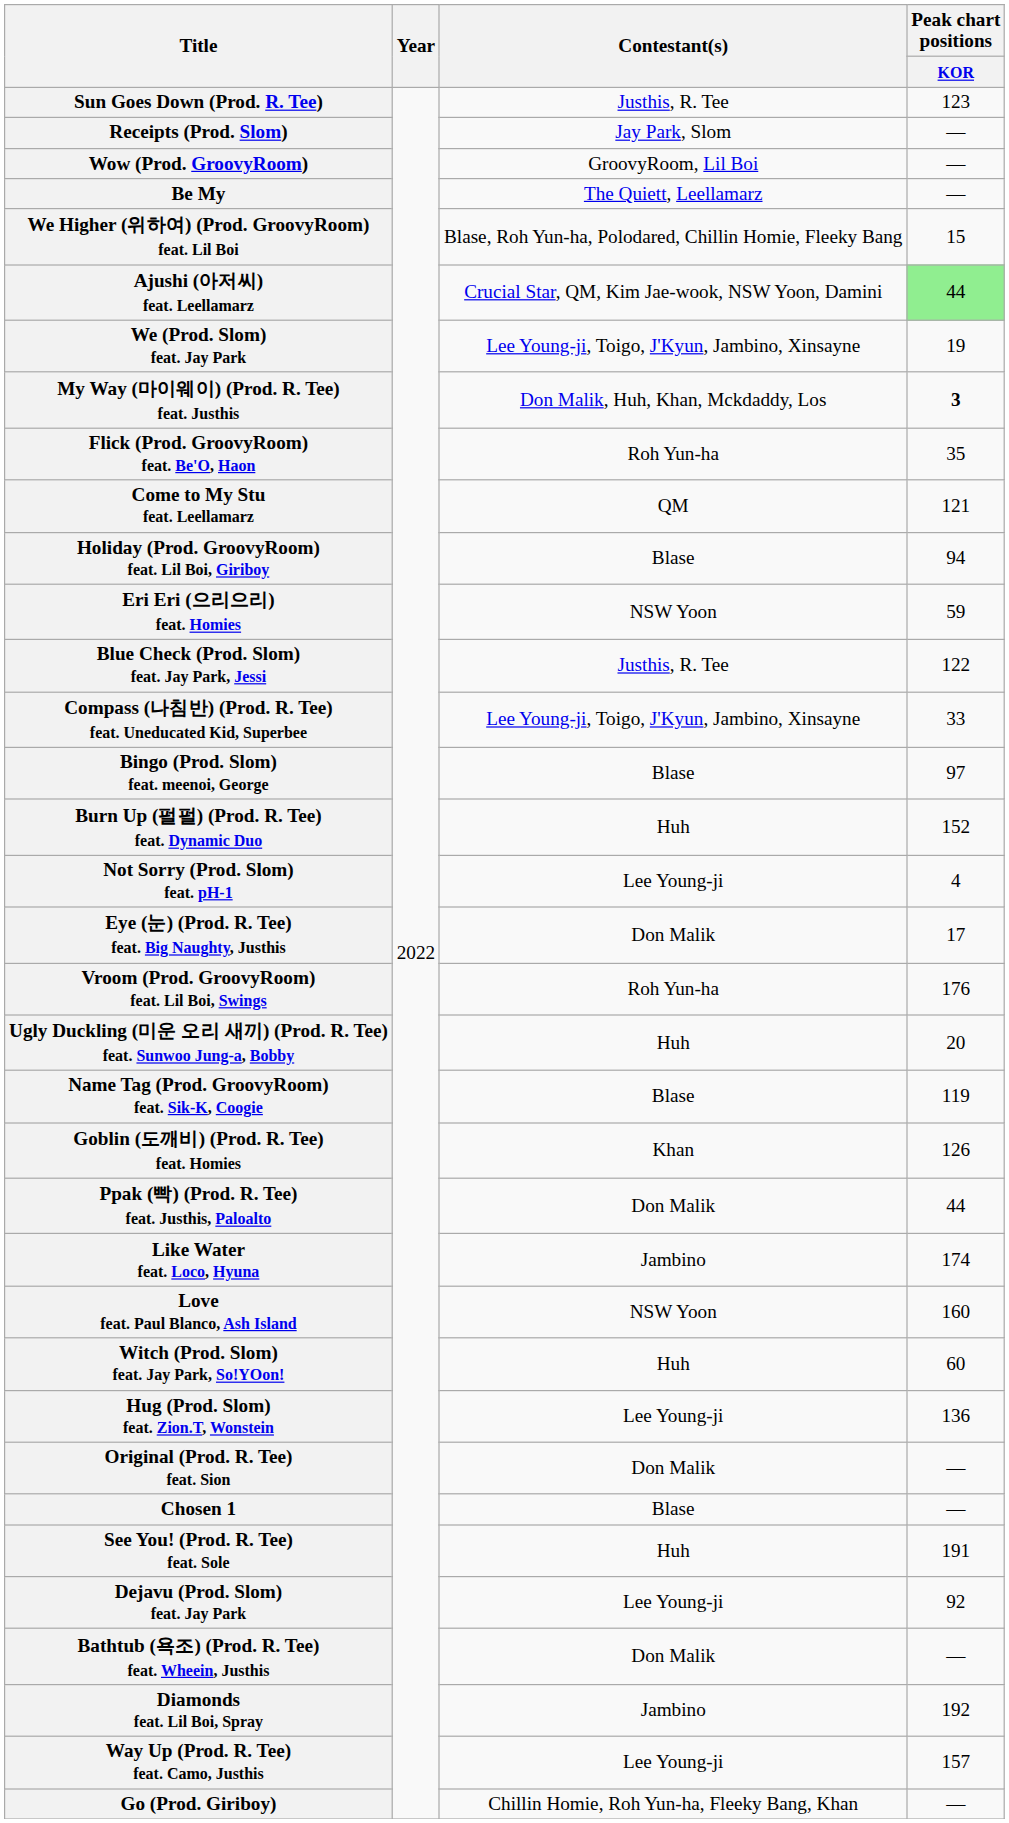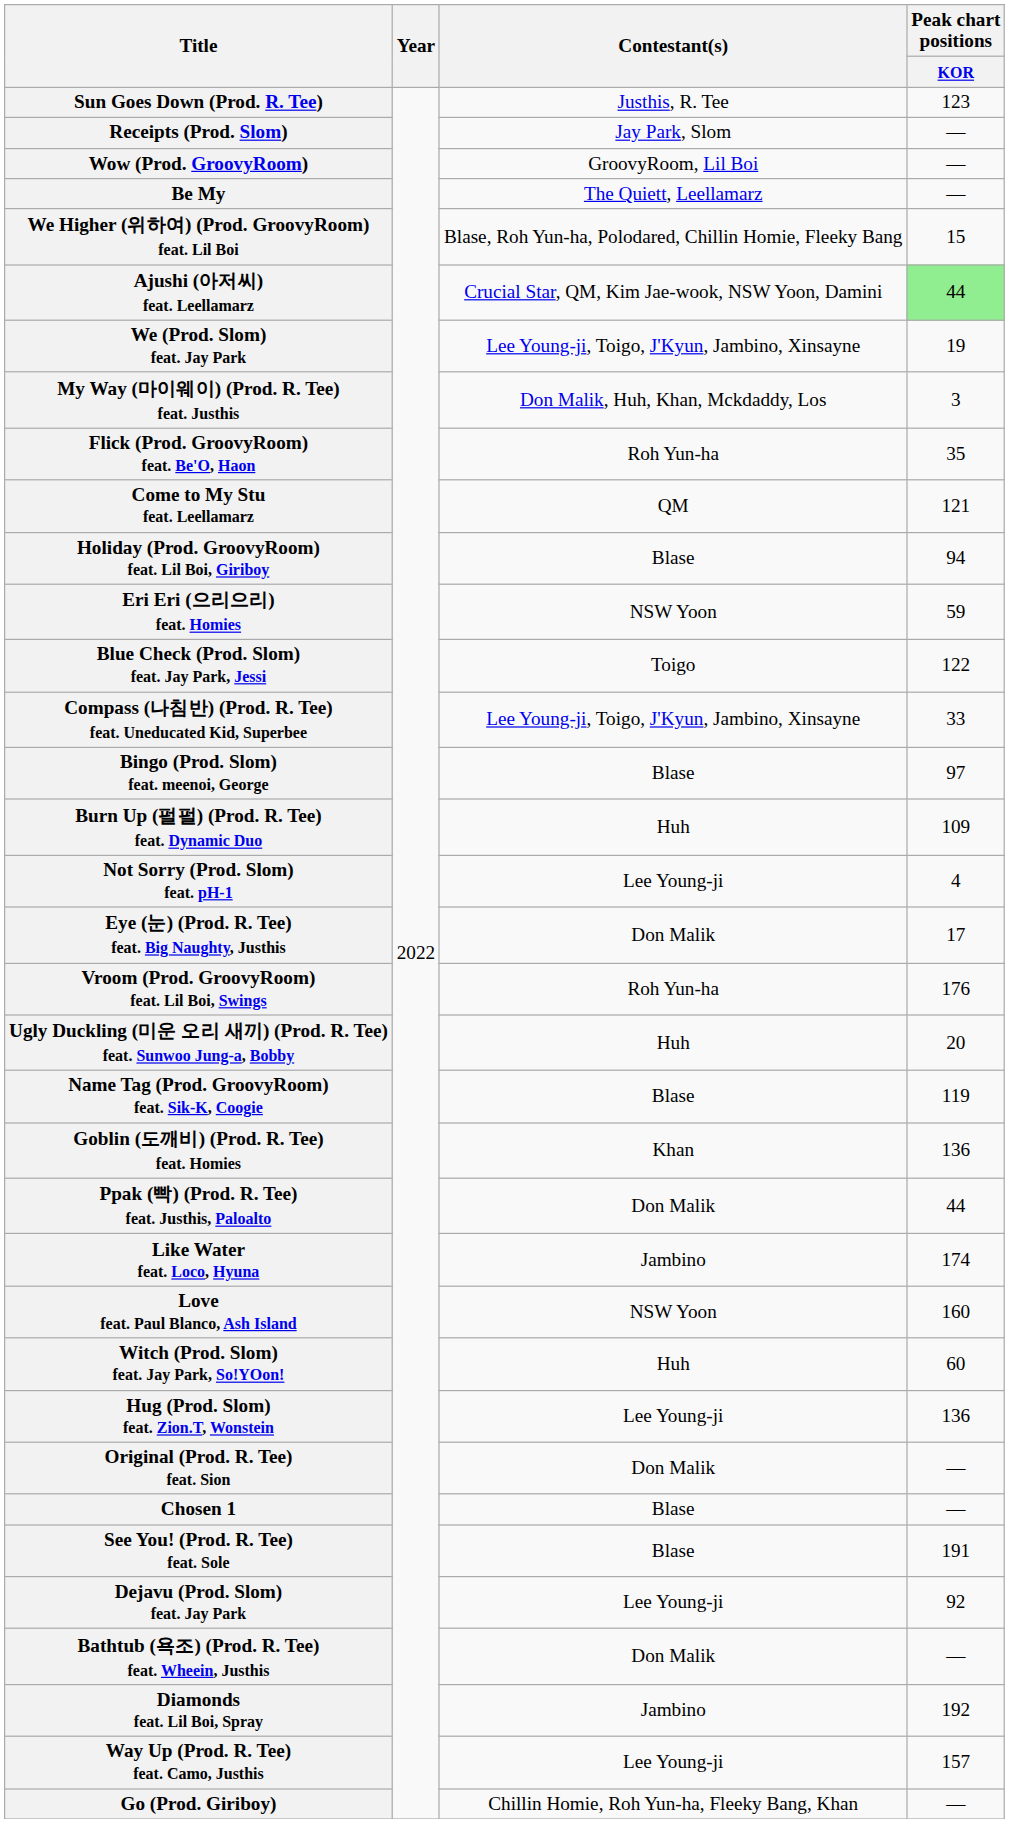(956, 399) bold -> (956, 399) normal
(673, 665) Justhis, R. Tee -> (673, 665) Toigo
(956, 827) 152 -> (956, 827) 109
(956, 1150) 126 -> (956, 1150) 136
(673, 1550) Huh -> (673, 1550) Blase
